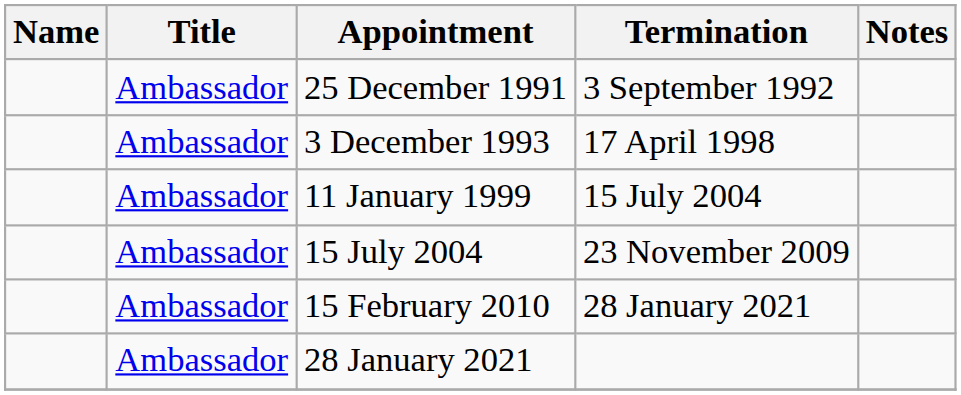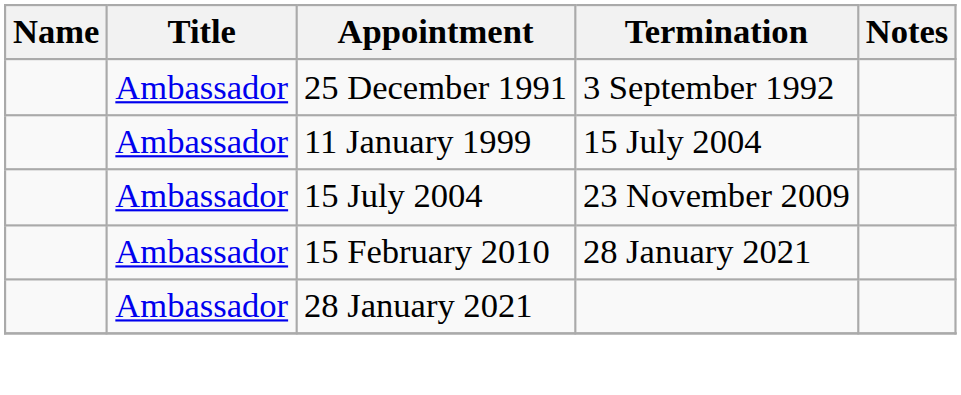- row: (427, 141)
